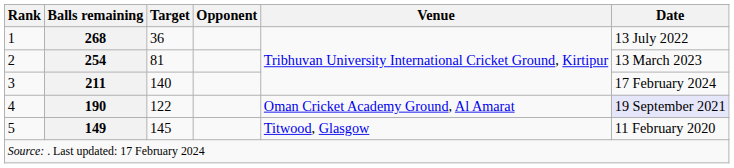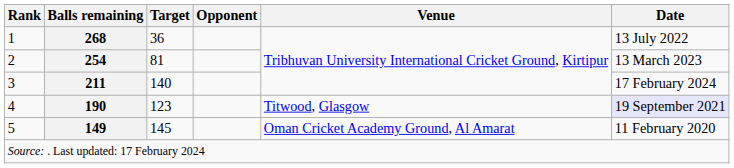(161, 106) 122 -> (161, 106) 123
(389, 106) Oman Cricket Academy Ground, Al Amarat -> (317, 106) Titwood, Glasgow
(317, 128) Titwood, Glasgow -> (389, 128) Oman Cricket Academy Ground, Al Amarat
